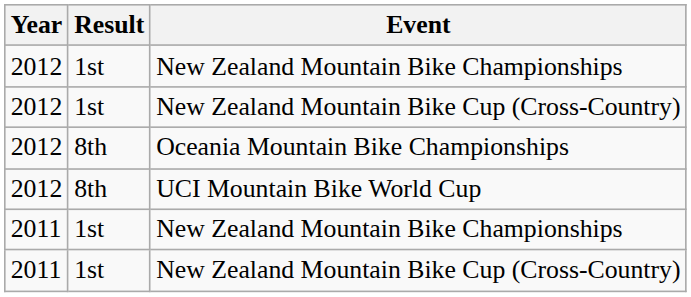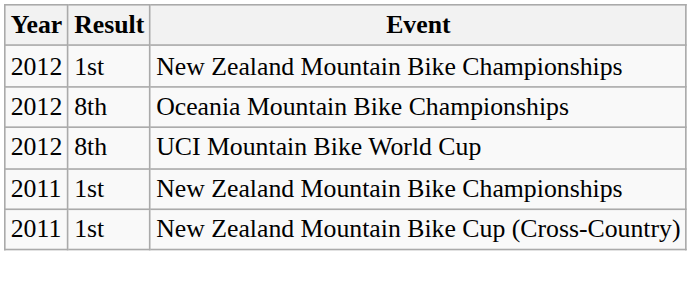- row: (37, 106)
